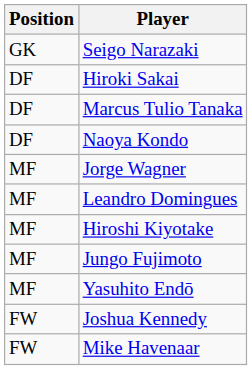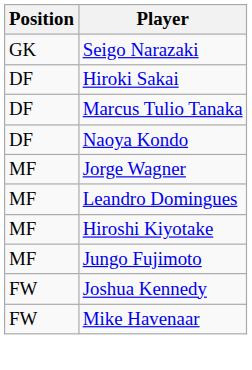- row: (138, 288)
